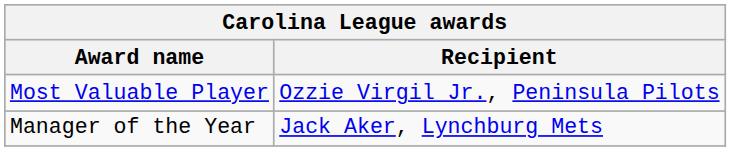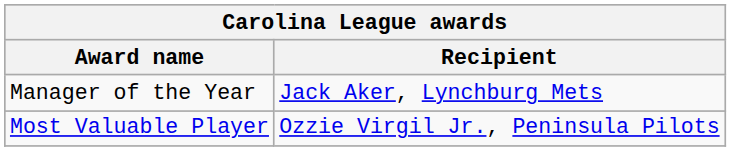rows swapped: (139, 93) <-> (133, 128)
